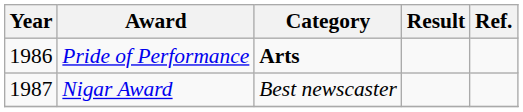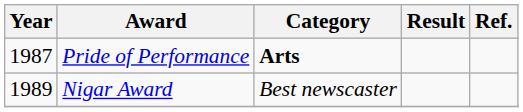(31, 55) 1986 -> (31, 55) 1987
(31, 89) 1987 -> (31, 89) 1989
